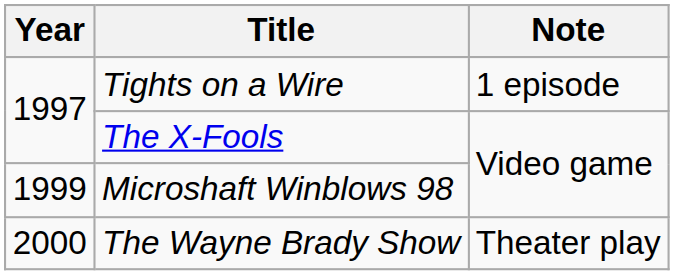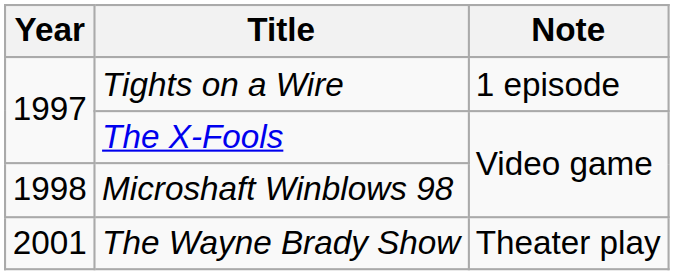(50, 189) 1999 -> (50, 189) 1998
(50, 242) 2000 -> (50, 242) 2001
